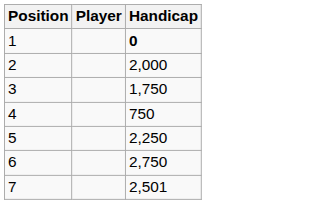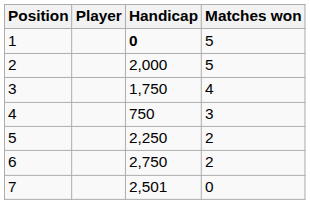+ column: (253, 16)
